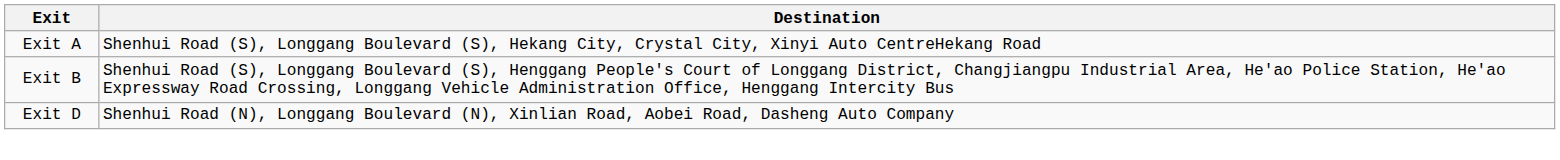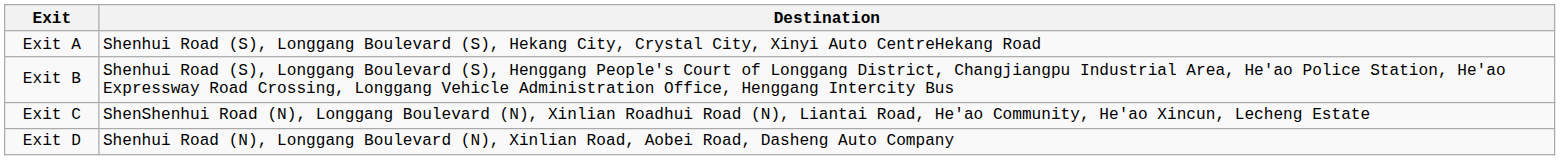+ row: (52, 115)
